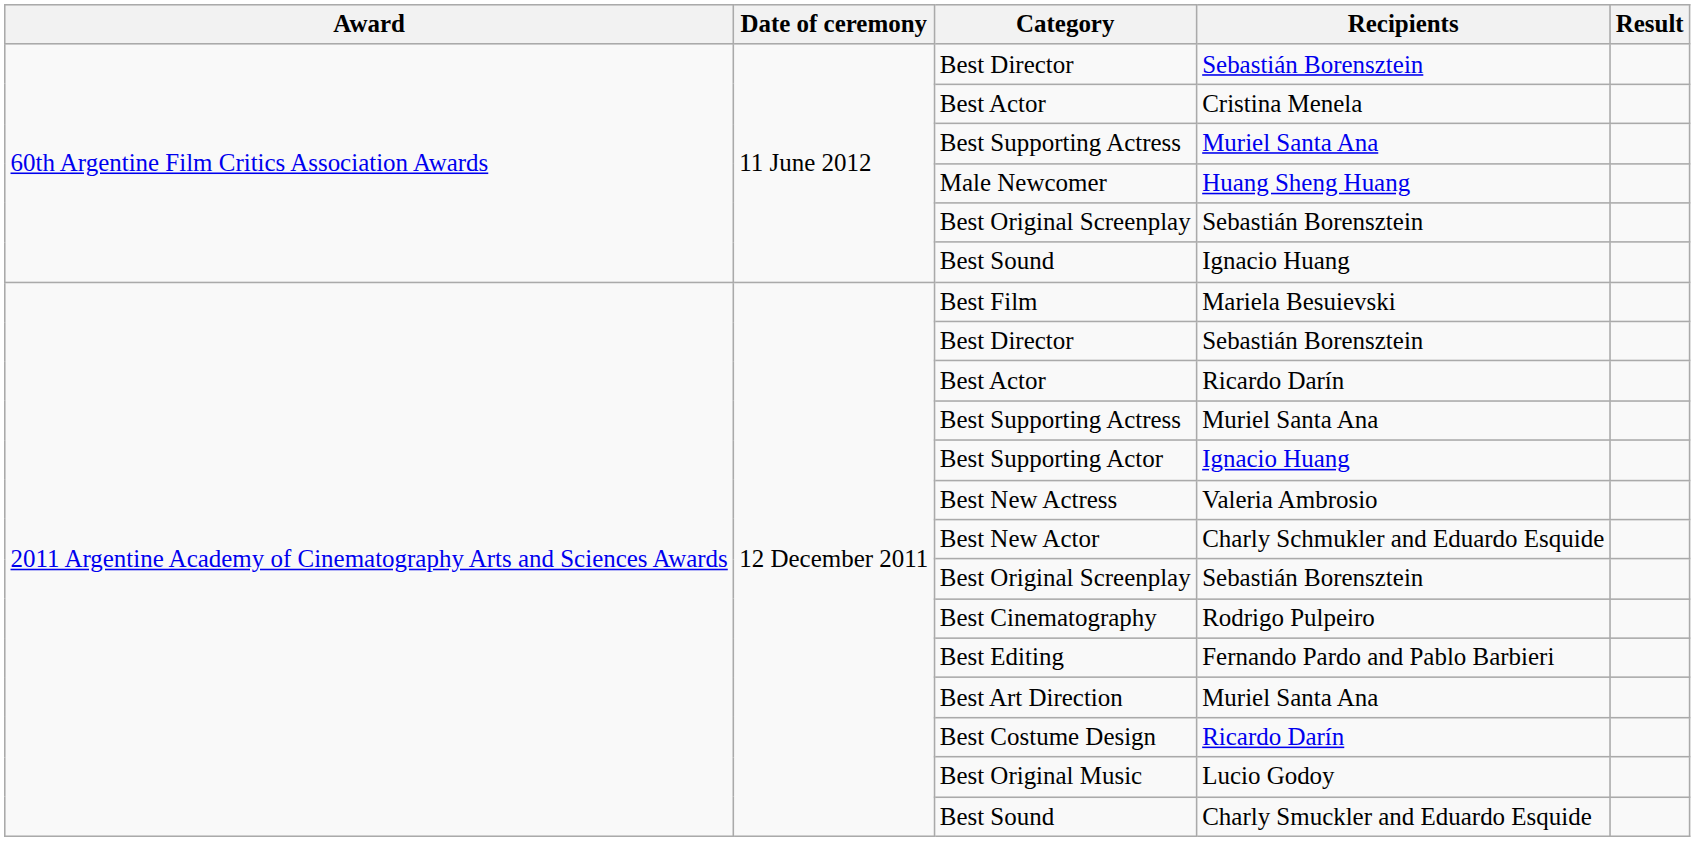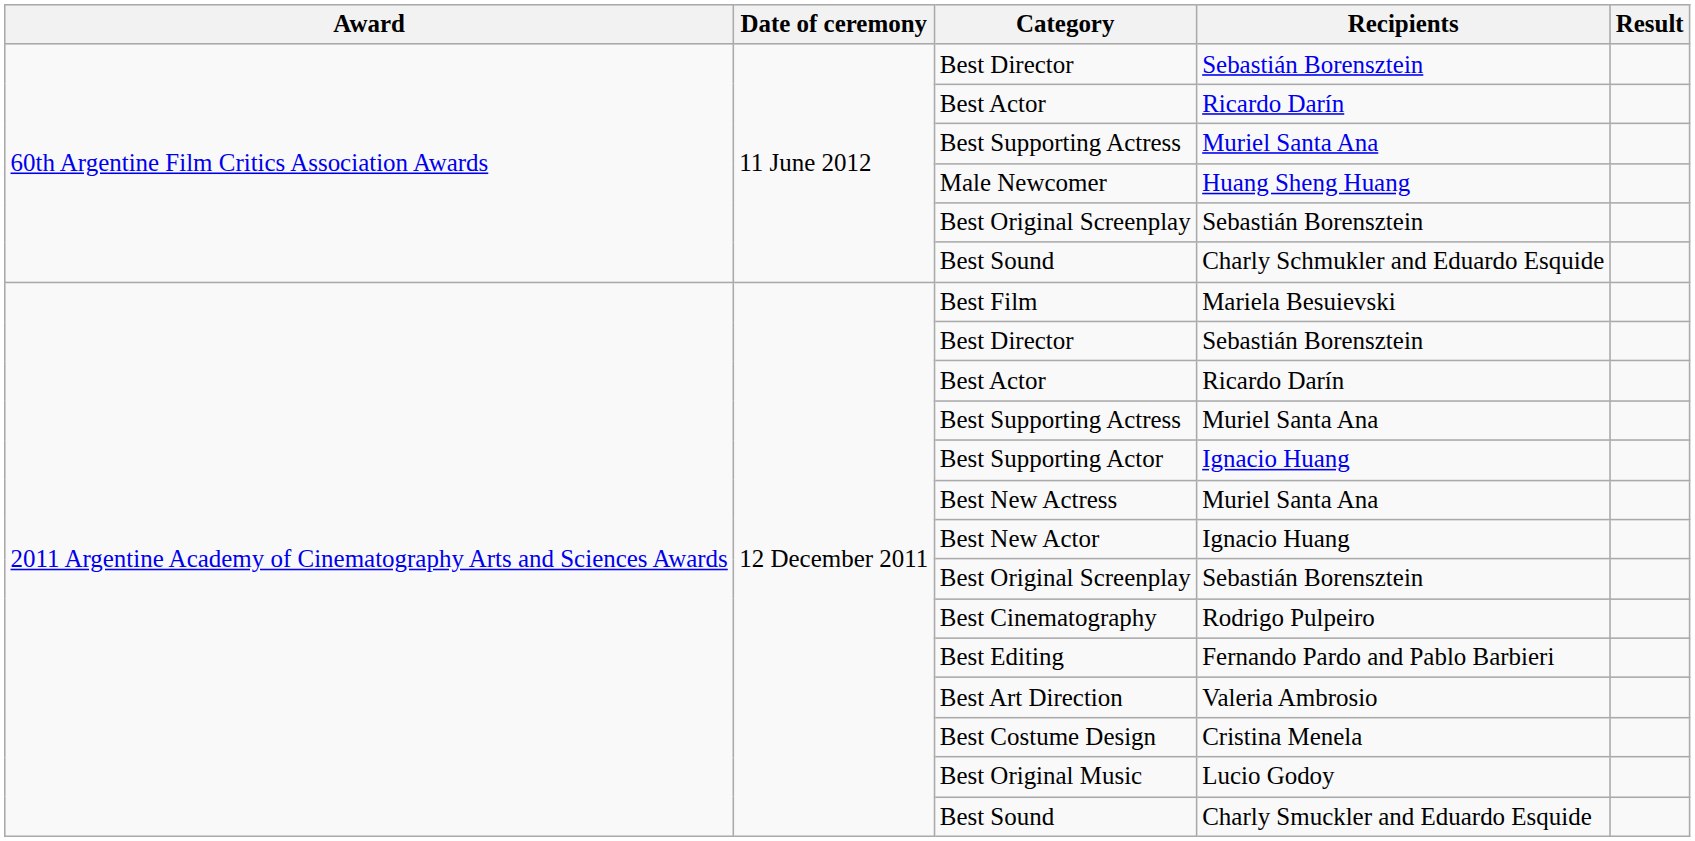(1282, 103) Cristina Menela -> (1273, 103) Ricardo Darín
(1276, 261) Ignacio Huang -> (1403, 261) Charly Schmukler and Eduardo Esquide
(1290, 499) Valeria Ambrosio -> (1290, 499) Muriel Santa Ana
(1403, 538) Charly Schmukler and Eduardo Esquide -> (1276, 538) Ignacio Huang
(1290, 697) Muriel Santa Ana -> (1290, 697) Valeria Ambrosio
(1273, 736) Ricardo Darín -> (1282, 736) Cristina Menela
